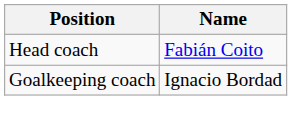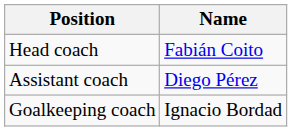+ row: (68, 79)
